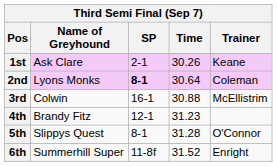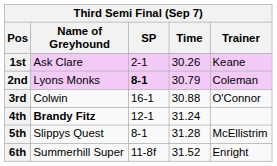(186, 80) 30.64 -> (186, 80) 30.79
(240, 98) McEllistrim -> (237, 98) O'Connor
(62, 116) normal -> (64, 116) bold
(186, 116) 31.23 -> (186, 116) 31.24
(237, 134) O'Connor -> (240, 134) McEllistrim
